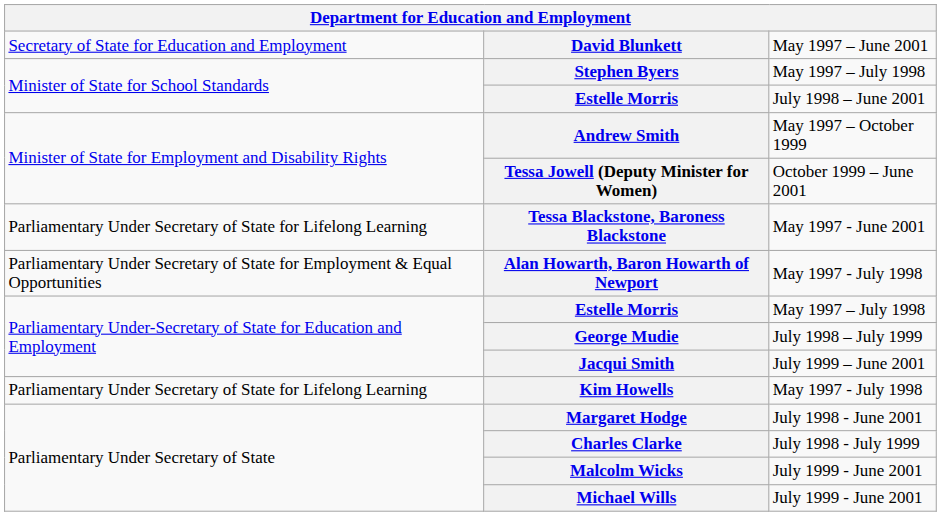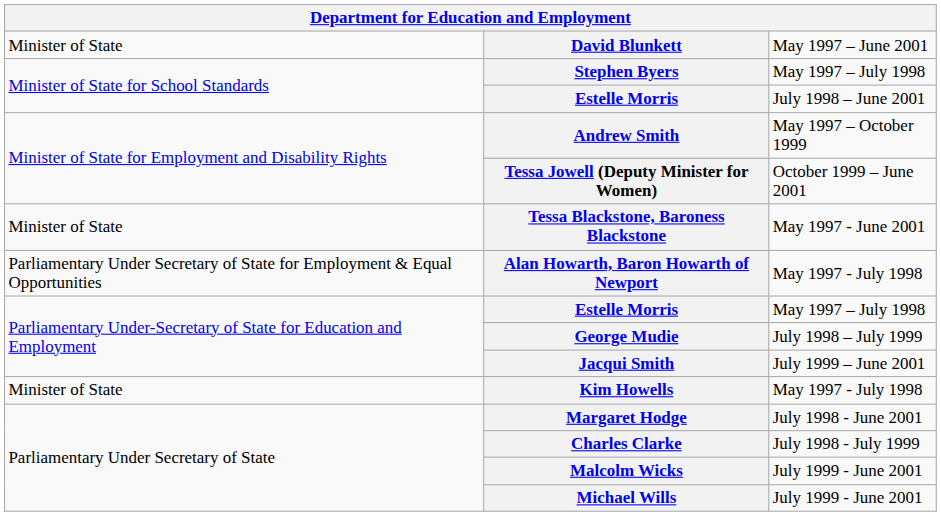(178, 44) Secretary of State for Education and Employment -> (65, 44) Minister of State
(218, 227) Parliamentary Under Secretary of State for Lifelong Learning -> (65, 227) Minister of State
(218, 390) Parliamentary Under Secretary of State for Lifelong Learning -> (65, 390) Minister of State
